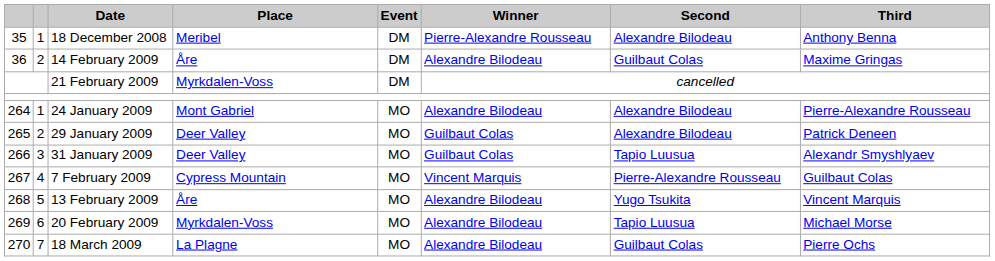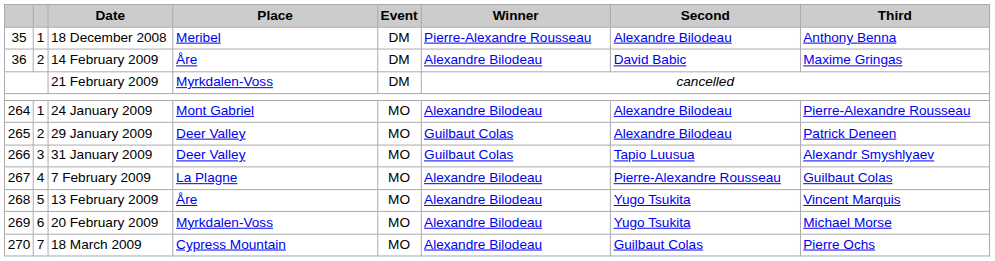(658, 59) Guilbaut Colas -> (650, 59) David Babic
(231, 177) Cypress Mountain -> (207, 177) La Plagne
(473, 177) Vincent Marquis -> (483, 177) Alexandre Bilodeau
(654, 222) Tapio Luusua -> (652, 222) Yugo Tsukita
(207, 244) La Plagne -> (231, 244) Cypress Mountain
